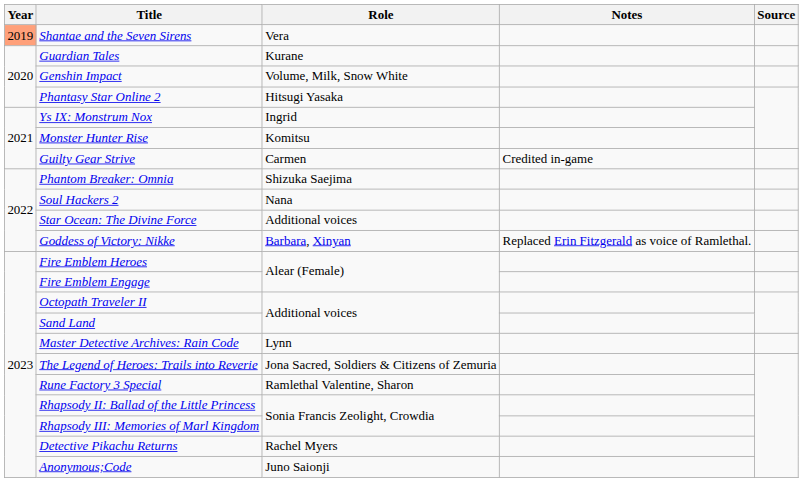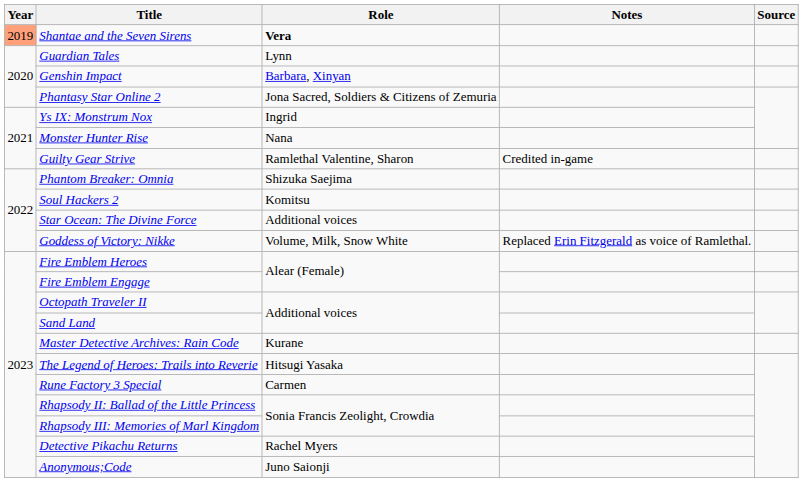(277, 35) normal -> (278, 35) bold
(284, 55) Kurane -> (279, 55) Lynn
(336, 76) Volume, Milk, Snow White -> (308, 76) Barbara, Xinyan
(304, 96) Hitsugi Yasaka -> (381, 96) Jona Sacred, Soldiers & Citizens of Zemuria
(288, 138) Komitsu -> (279, 138) Nana
(286, 158) Carmen -> (339, 158) Ramlethal Valentine, Sharon
(279, 199) Nana -> (288, 199) Komitsu
(308, 240) Barbara, Xinyan -> (336, 240) Volume, Milk, Snow White
(279, 343) Lynn -> (284, 343) Kurane
(381, 364) Jona Sacred, Soldiers & Citizens of Zemuria -> (304, 364) Hitsugi Yasaka
(339, 384) Ramlethal Valentine, Sharon -> (286, 384) Carmen
